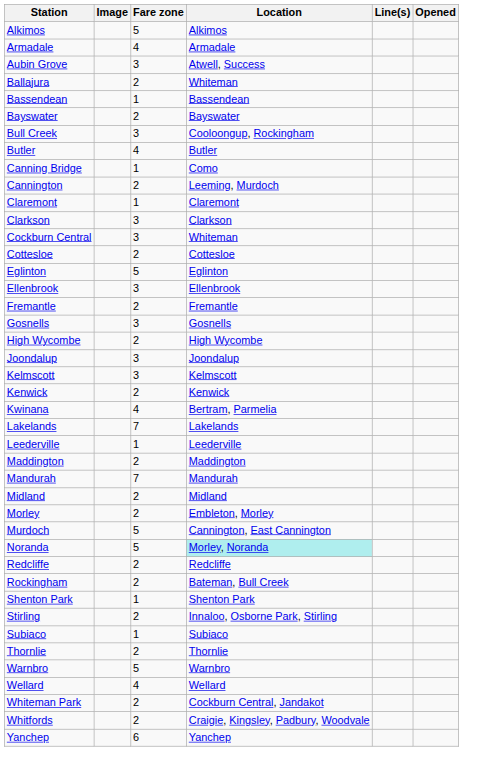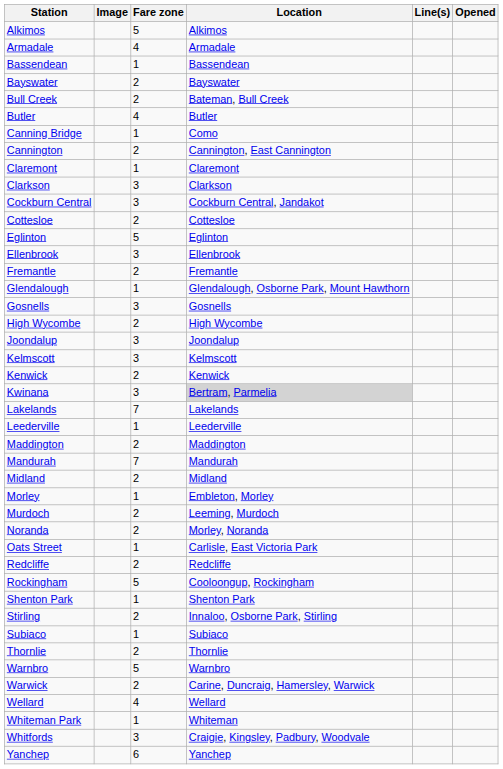- row: (37, 64)
- row: (28, 82)
(136, 133) 3 -> (136, 99) 2
(251, 133) Cooloongup, Rockingham -> (239, 99) Bateman, Bull Creek
(234, 185) Leeming, Murdoch -> (260, 151) Cannington, East Cannington
(213, 237) Whiteman -> (256, 202) Cockburn Central, Jandakot
+ row: (38, 289)
(136, 409) 4 -> (136, 392) 3
(233, 409) no background -> (233, 392) lightgrey background
(136, 513) 2 -> (136, 496) 1
(136, 530) 5 -> (136, 513) 2
(260, 530) Cannington, East Cannington -> (234, 513) Leeming, Murdoch
(136, 548) 5 -> (136, 530) 2
(229, 548) paleturquoise background -> (229, 530) no background
+ row: (34, 548)
(136, 582) 2 -> (136, 582) 5
(239, 582) Bateman, Bull Creek -> (251, 582) Cooloongup, Rockingham
+ row: (27, 686)
(136, 703) 2 -> (136, 720) 1
(256, 703) Cockburn Central, Jandakot -> (213, 720) Whiteman
(136, 720) 2 -> (136, 737) 3
